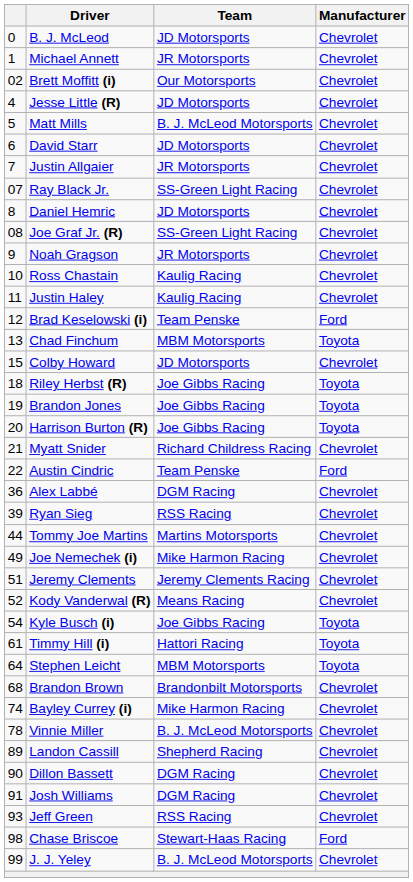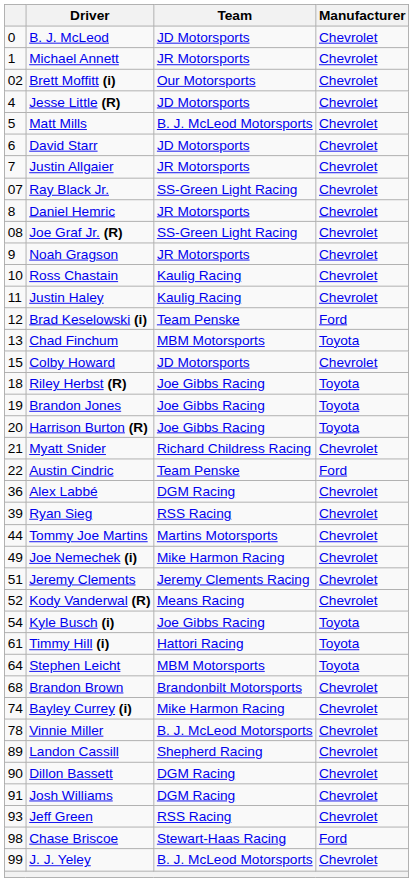(203, 210) JD Motorsports -> (203, 210) JR Motorsports
